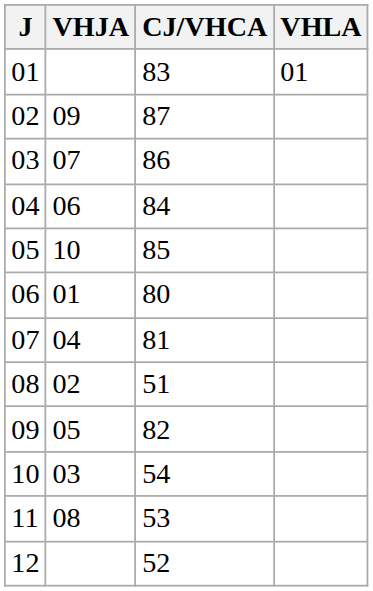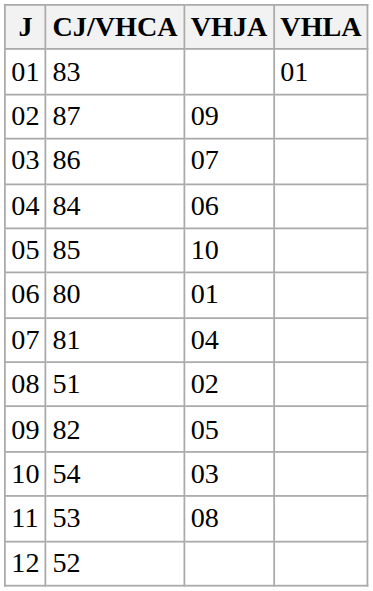columns swapped: (205, 26) <-> (91, 26)
